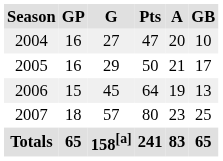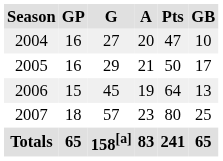columns swapped: (177, 16) <-> (150, 16)
